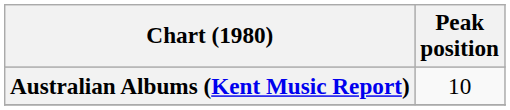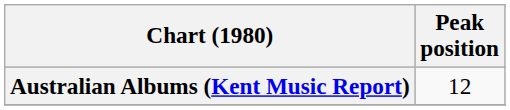(460, 85) 10 -> (460, 85) 12
